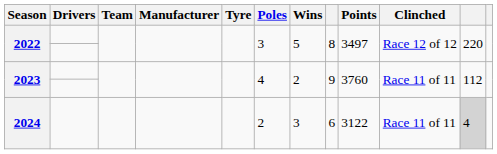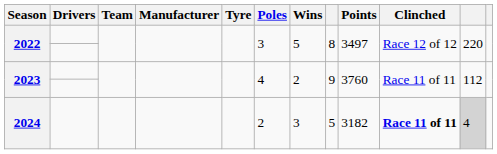(332, 123) 6 -> (332, 123) 5
(355, 123) 3122 -> (355, 123) 3182
(419, 123) normal -> (420, 123) bold
